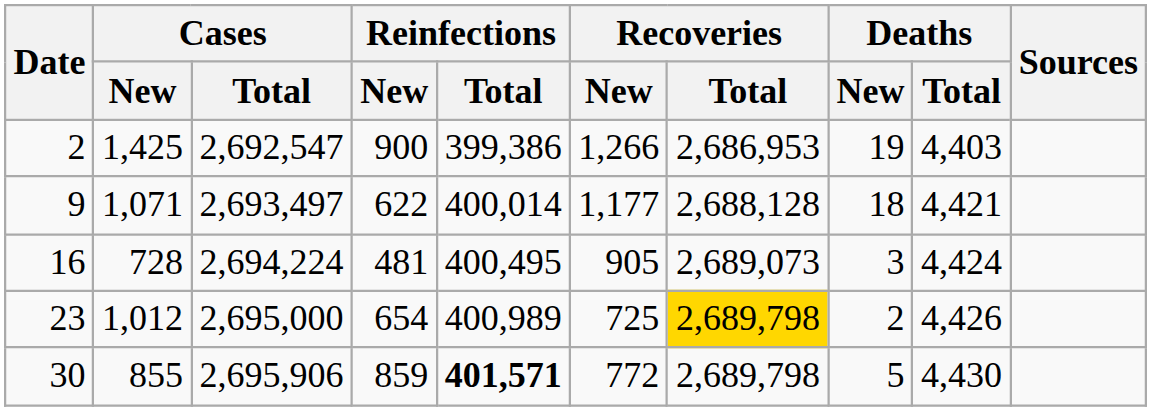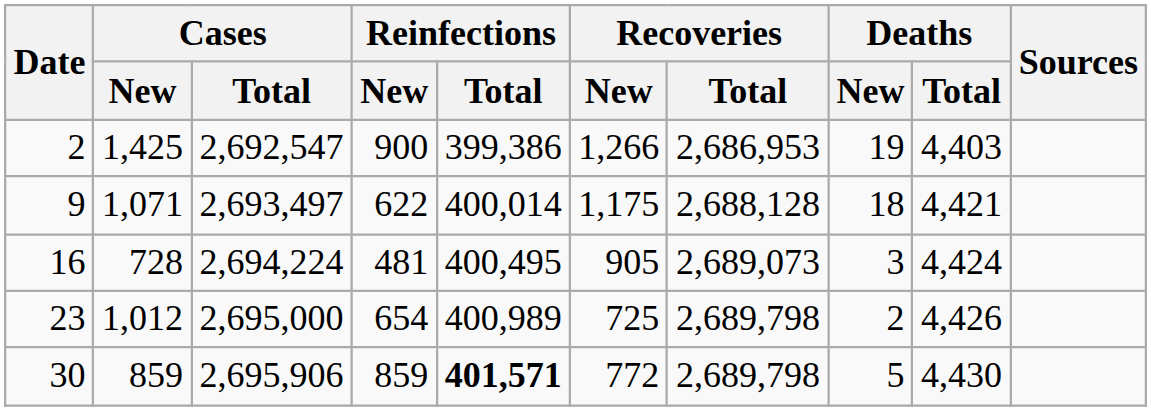(619, 204) 1,177 -> (619, 204) 1,175
(748, 318) gold background -> (748, 318) no background
(156, 375) 855 -> (156, 375) 859
